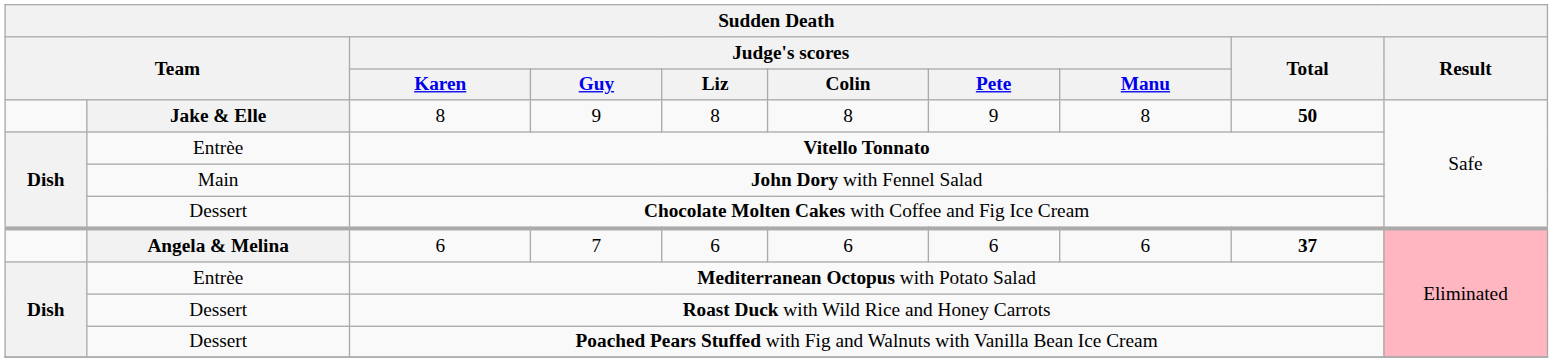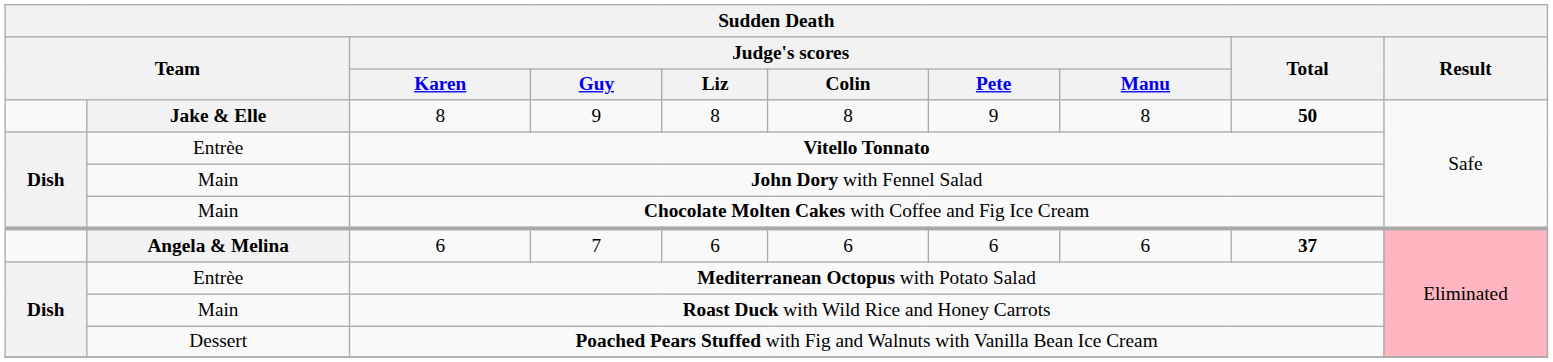(218, 211) Dessert -> (218, 211) Main
(218, 309) Dessert -> (218, 309) Main
